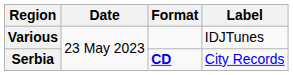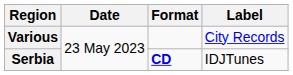(234, 37) IDJTunes -> (245, 37) City Records
(245, 59) City Records -> (234, 59) IDJTunes
